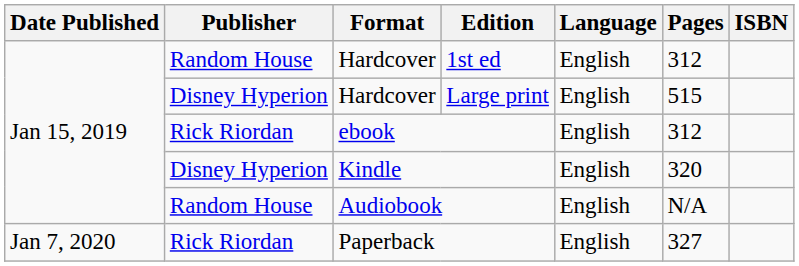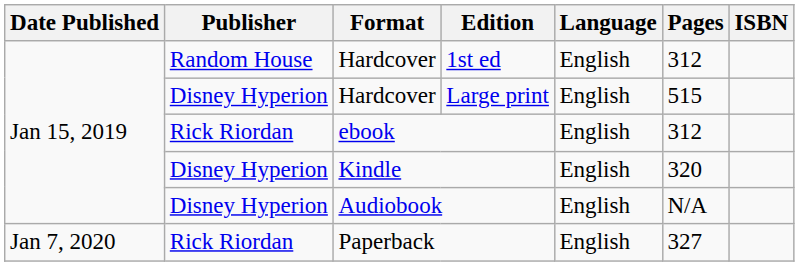(241, 205) Random House -> (249, 205) Disney Hyperion
